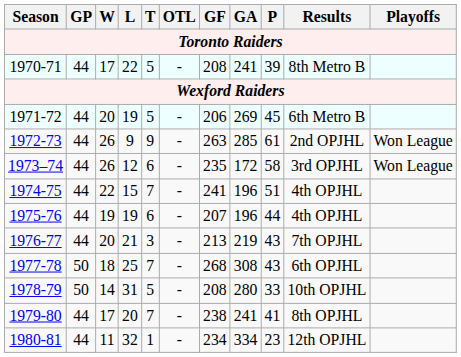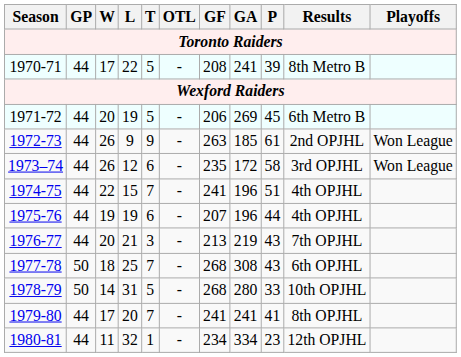(246, 141) 285 -> (246, 141) 185
(215, 290) 208 -> (215, 290) 268
(215, 315) 238 -> (215, 315) 241
